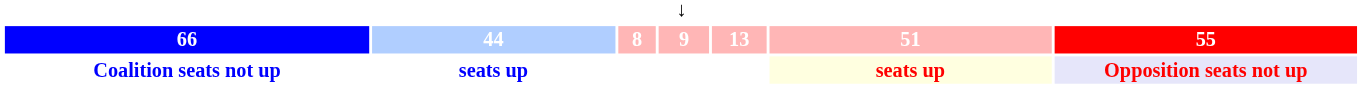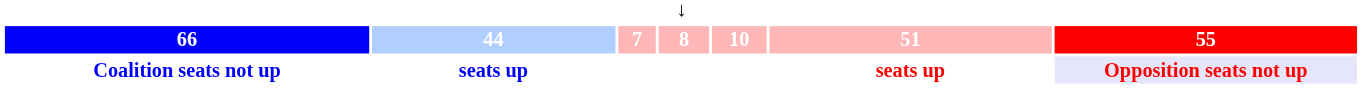(637, 39) 8 -> (637, 39) 7
(684, 39) 9 -> (684, 39) 8
(739, 39) 13 -> (739, 39) 10
(910, 69) lightyellow background -> (910, 69) no background
